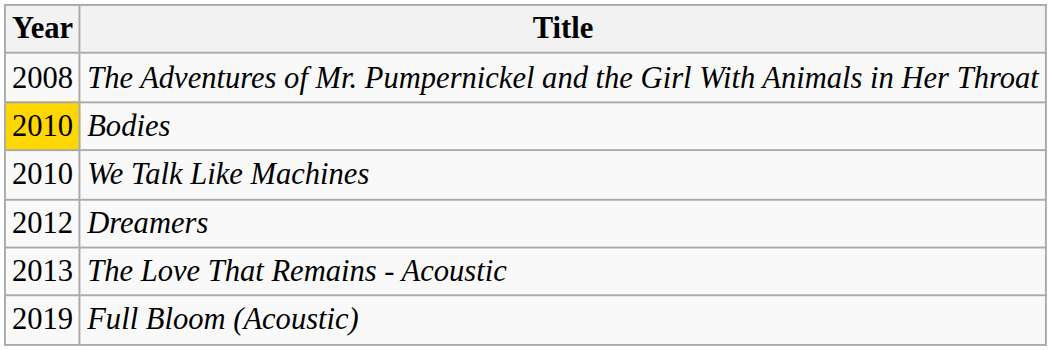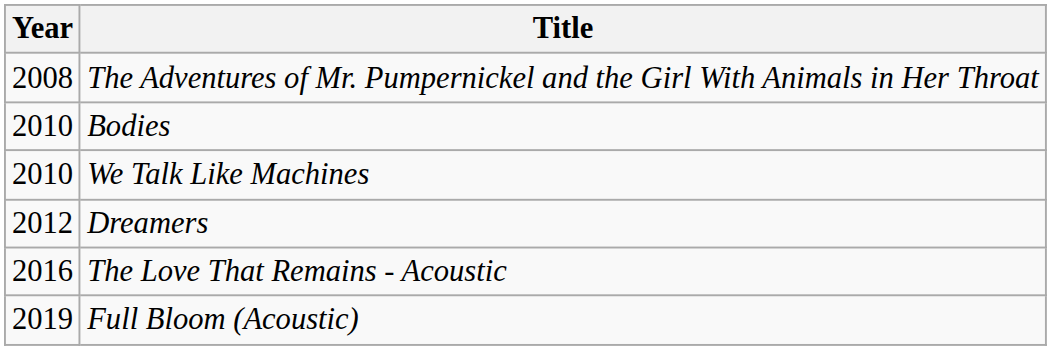(43, 125) gold background -> (43, 125) no background
(43, 271) 2013 -> (43, 271) 2016
